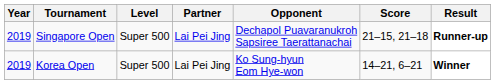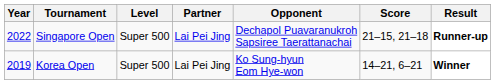(19, 36) 2019 -> (19, 36) 2022
